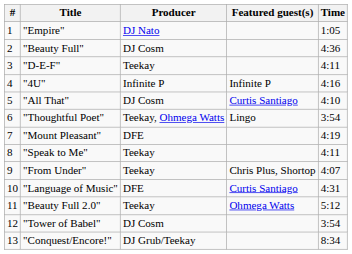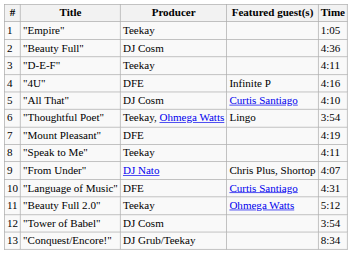(141, 30) DJ Nato -> (139, 30) Teekay
(144, 83) Infinite P -> (133, 83) DFE
(139, 170) Teekay -> (141, 170) DJ Nato
